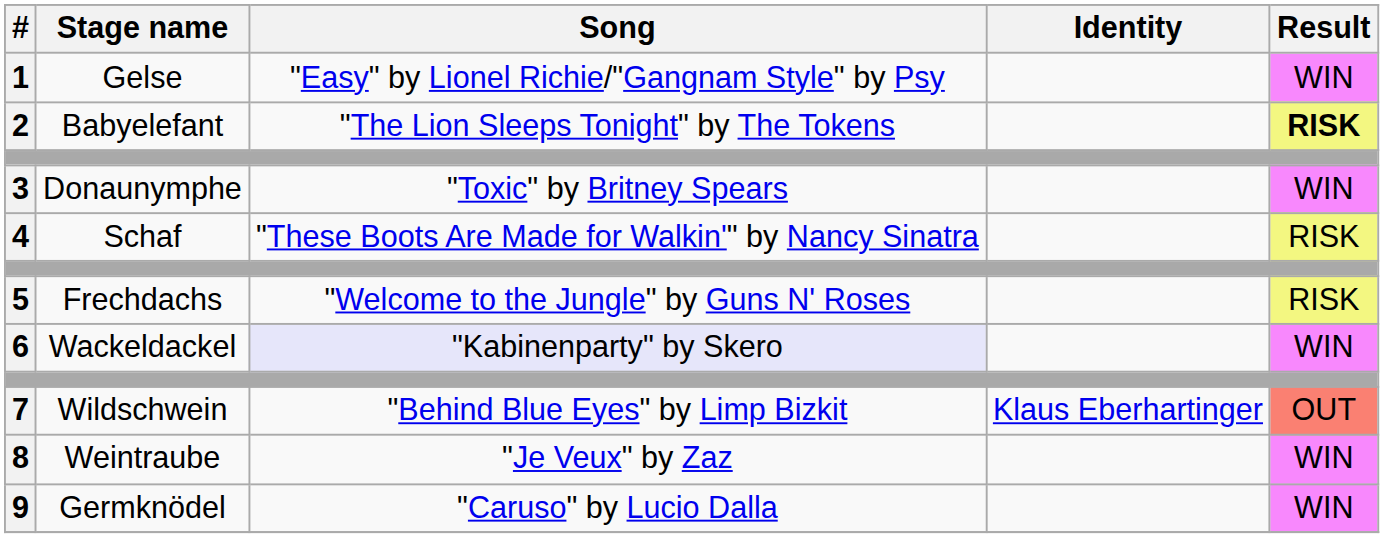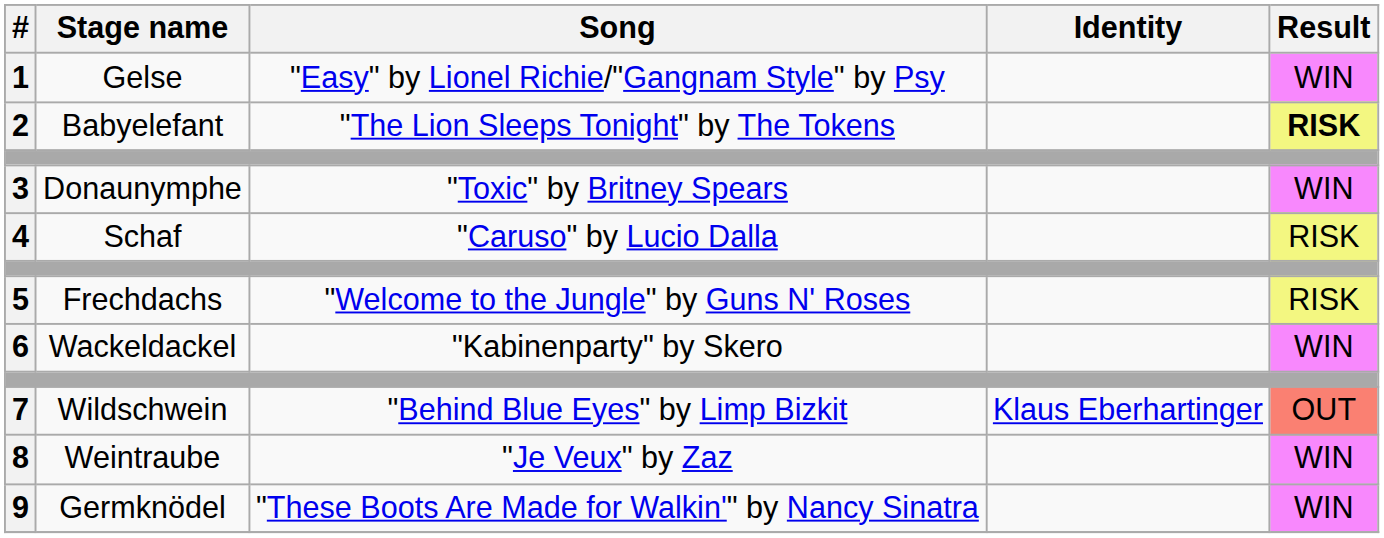(617, 236) "These Boots Are Made for Walkin'" by Nancy Sinatra -> (617, 236) "Caruso" by Lucio Dalla
(617, 347) lavender background -> (617, 347) no background
(617, 507) "Caruso" by Lucio Dalla -> (617, 507) "These Boots Are Made for Walkin'" by Nancy Sinatra
